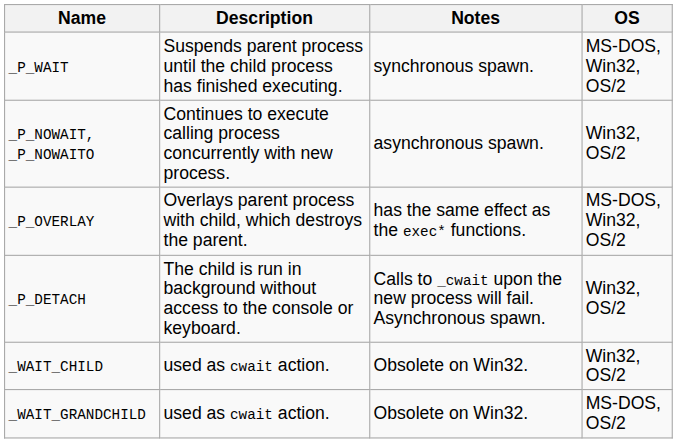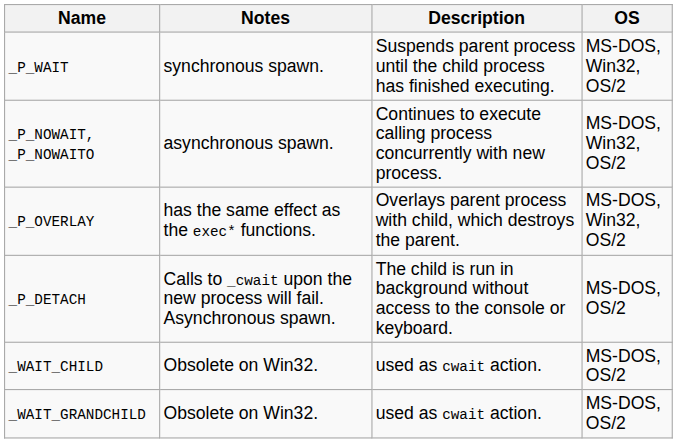columns swapped: (264, 18) <-> (476, 18)
(613, 143) Win32, OS/2 -> (623, 143) MS-DOS, Win32, OS/2
(613, 298) Win32, OS/2 -> (623, 298) MS-DOS, OS/2
(613, 365) Win32, OS/2 -> (623, 365) MS-DOS, OS/2
